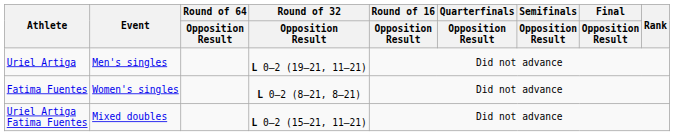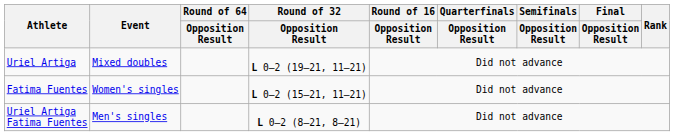(130, 62) Men's singles -> (130, 62) Mixed doubles
(309, 95) L 0–2 (8–21, 8–21) -> (309, 95) L 0–2 (15–21, 11–21)
(130, 117) Mixed doubles -> (130, 117) Men's singles
(309, 123) L 0–2 (15–21, 11–21) -> (309, 123) L 0–2 (8–21, 8–21)
